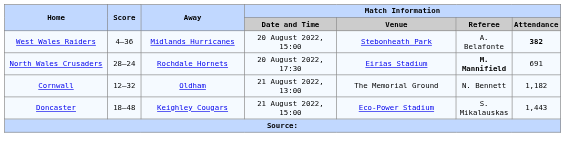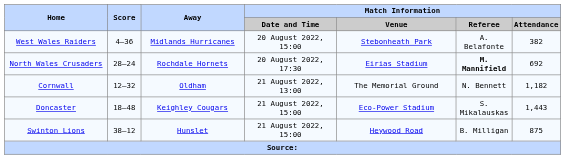(536, 42) bold -> (536, 42) normal
(536, 64) 691 -> (536, 64) 692
+ row: (56, 130)
